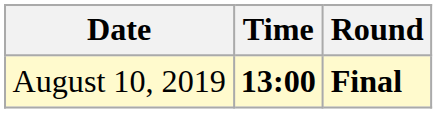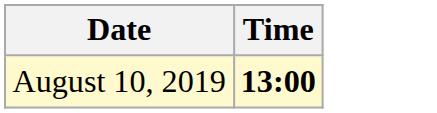- column: (377, 30)
